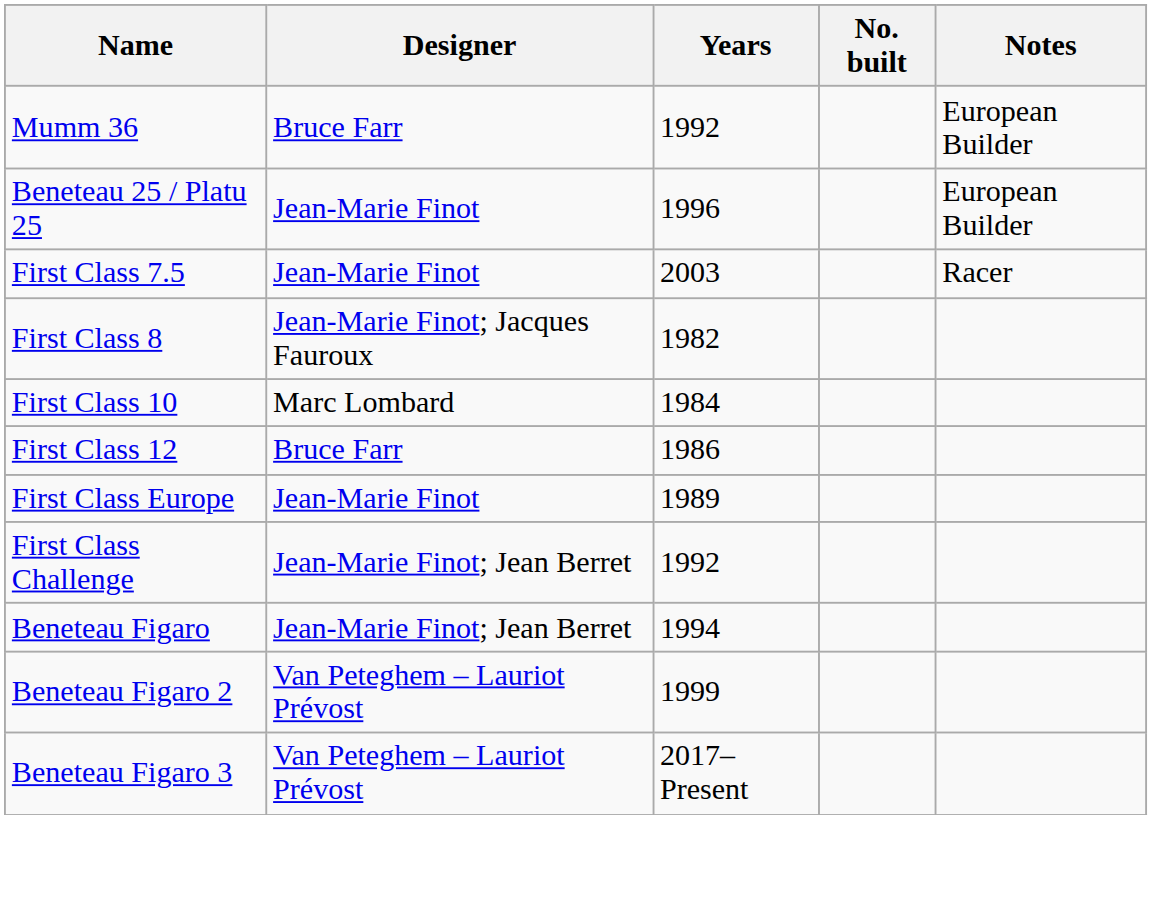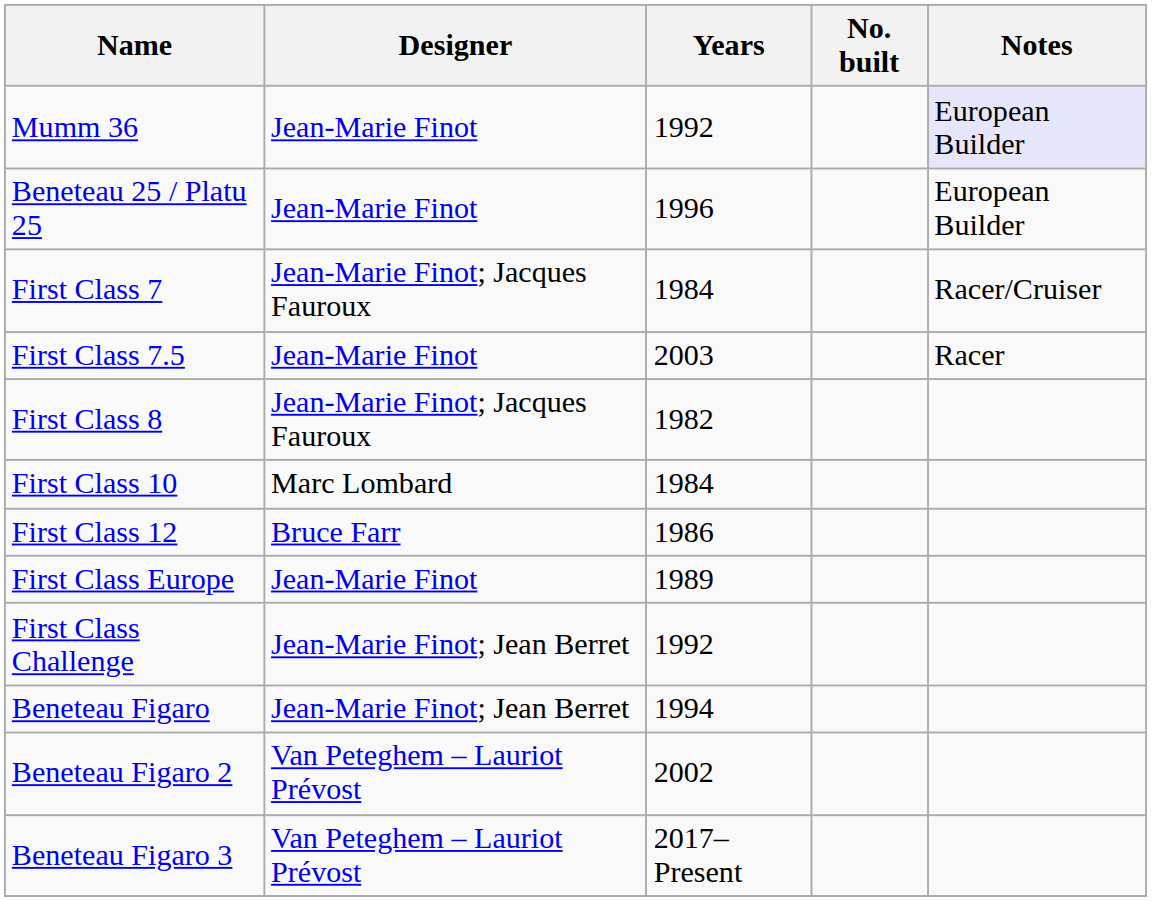(338, 126) Bruce Farr -> (374, 126) Jean-Marie Finot
(1000, 126) no background -> (992, 126) lavender background
+ row: (87, 289)
(690, 691) 1999 -> (684, 773) 2002
